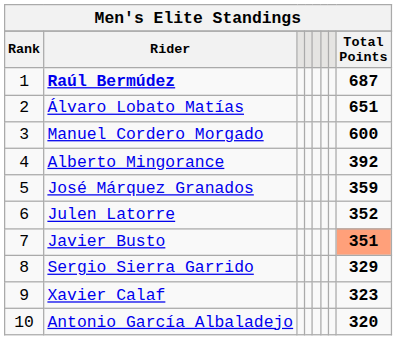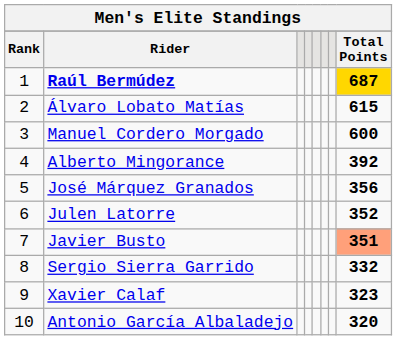(364, 82) no background -> (364, 82) gold background
(364, 108) 651 -> (364, 108) 615
(364, 188) 359 -> (364, 188) 356
(364, 268) 329 -> (364, 268) 332
